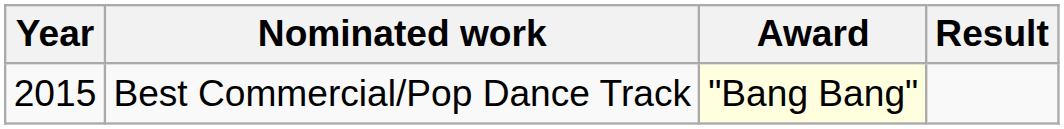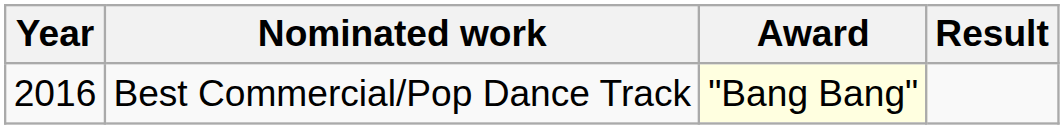(55, 92) 2015 -> (55, 92) 2016
